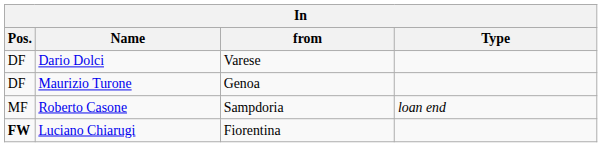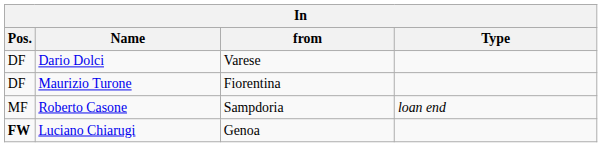(242, 84) Genoa -> (252, 84) Fiorentina
(252, 130) Fiorentina -> (242, 130) Genoa
